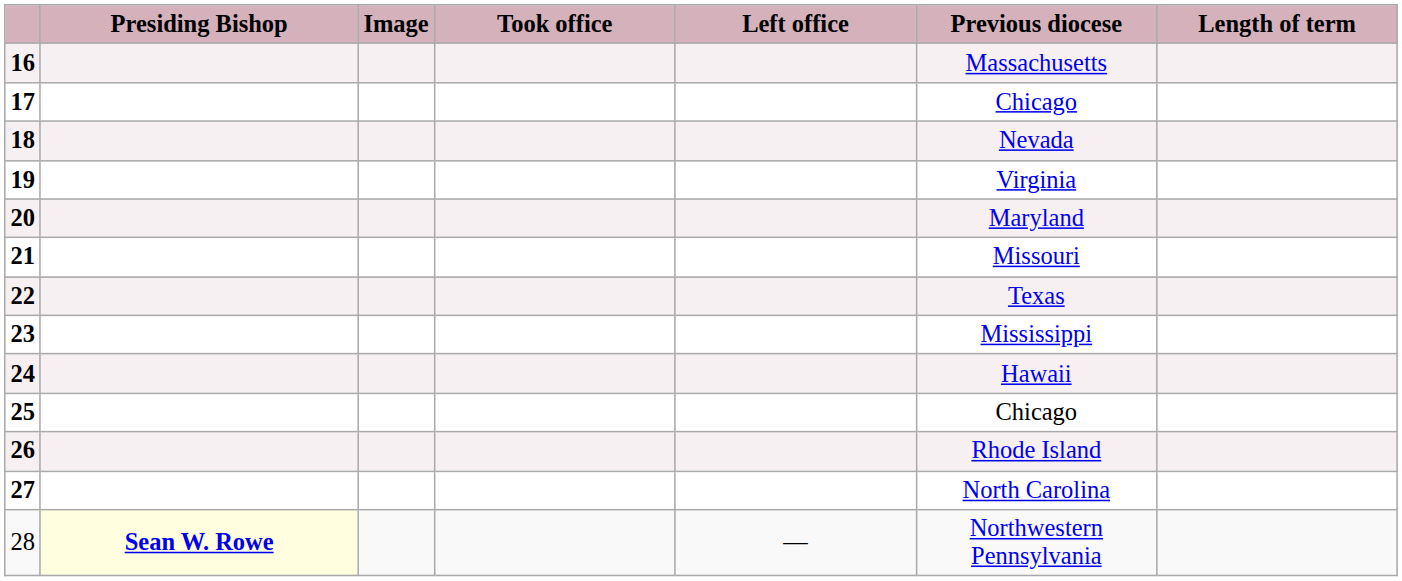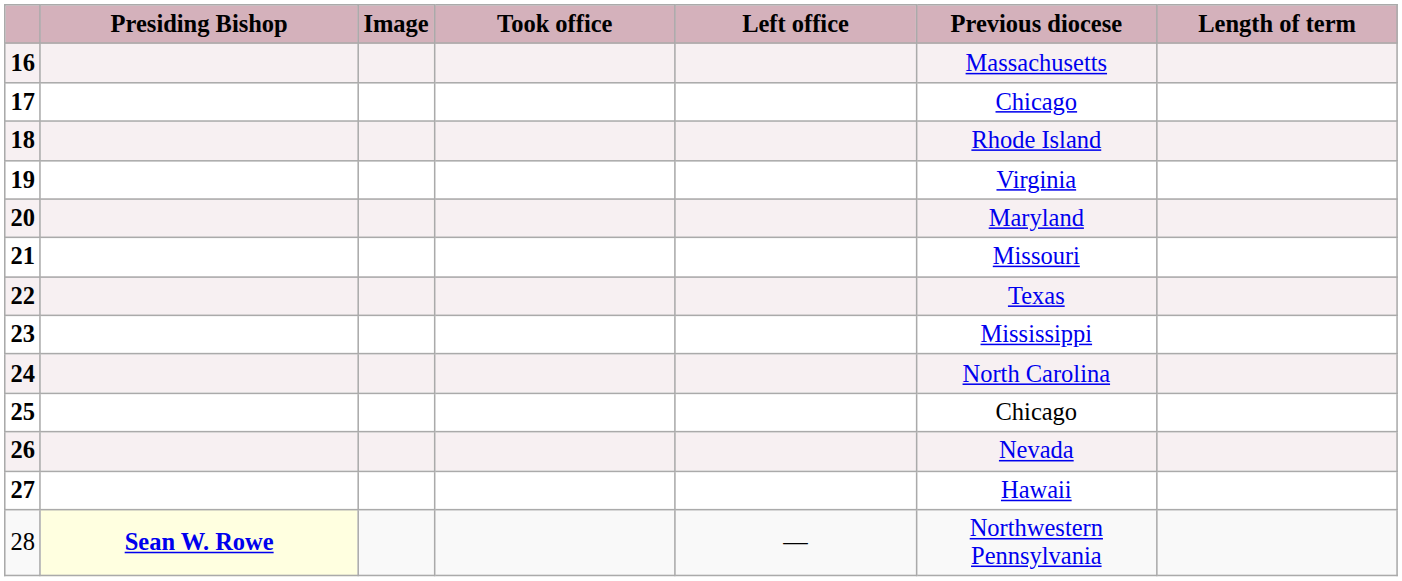(1036, 140) Nevada -> (1036, 140) Rhode Island
(1036, 373) Hawaii -> (1036, 373) North Carolina
(1036, 450) Rhode Island -> (1036, 450) Nevada
(1036, 489) North Carolina -> (1036, 489) Hawaii
